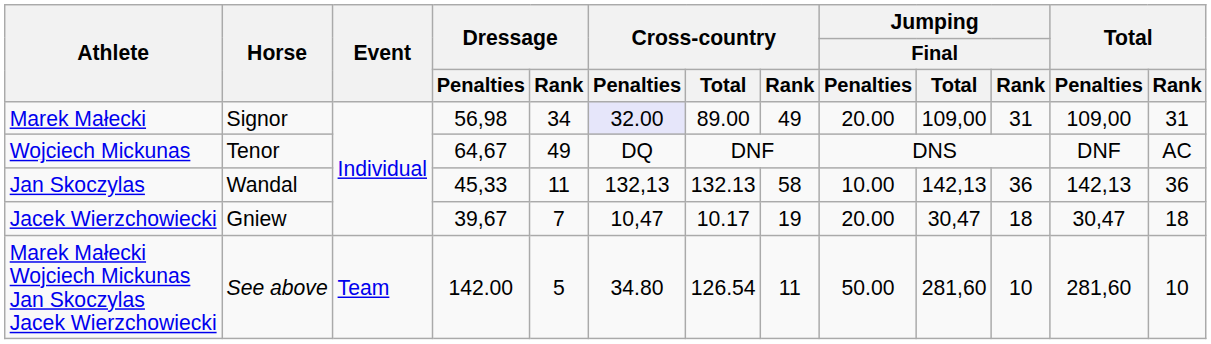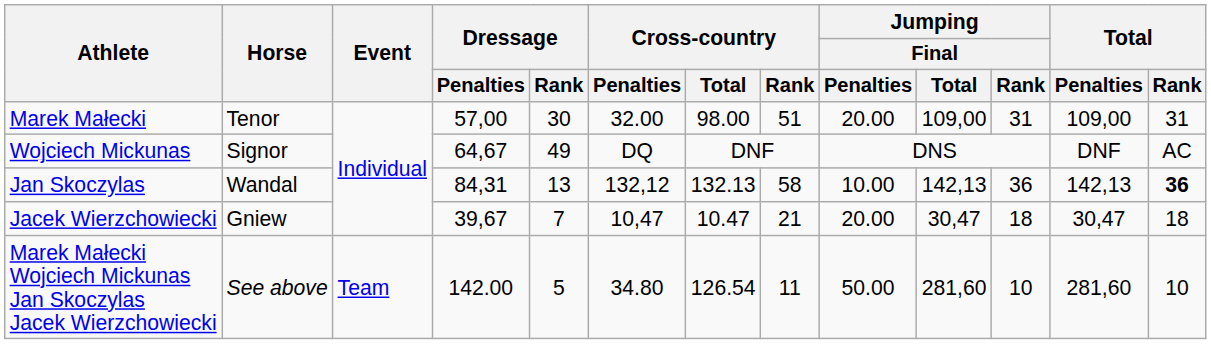(257, 118) Signor -> (253, 118) Tenor
(481, 118) 56,98 -> (481, 118) 57,00
(559, 118) 34 -> (559, 118) 30
(637, 118) lavender background -> (637, 118) no background
(723, 118) 89.00 -> (723, 118) 98.00
(790, 118) 49 -> (790, 118) 51
(253, 152) Tenor -> (257, 152) Signor
(481, 185) 45,33 -> (481, 185) 84,31
(559, 185) 11 -> (559, 185) 13
(637, 185) 132,13 -> (637, 185) 132,12
(1177, 185) normal -> (1177, 185) bold
(723, 219) 10.17 -> (723, 219) 10.47
(790, 219) 19 -> (790, 219) 21
